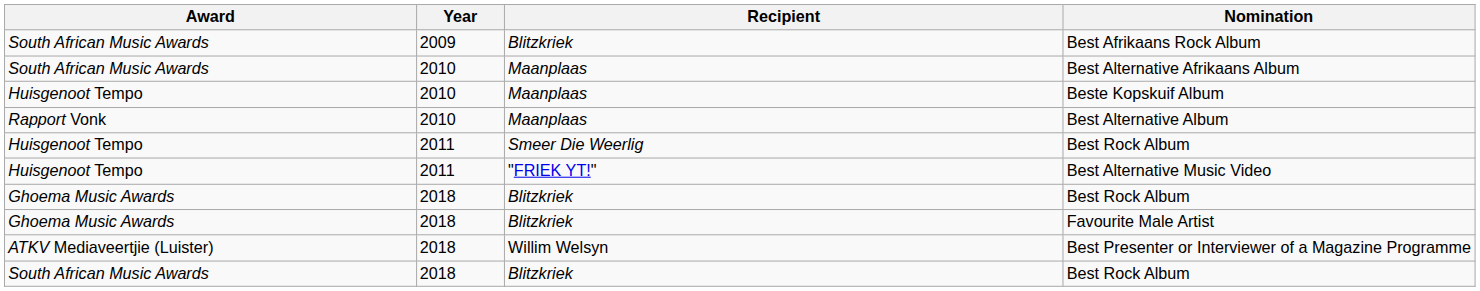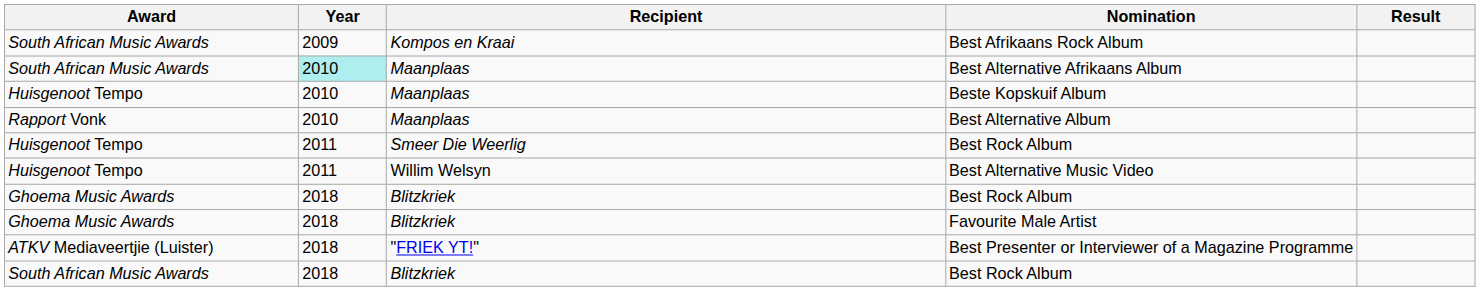+ column: (1416, 17)
(540, 42) Blitzkriek -> (452, 42) Kompos en Kraai
(438, 68) no background -> (320, 68) paleturquoise background
(552, 171) "FRIEK YT!" -> (441, 171) Willim Welsyn
(558, 247) Willim Welsyn -> (435, 247) "FRIEK YT!"
